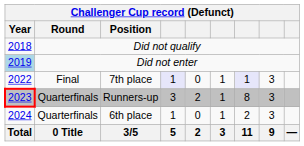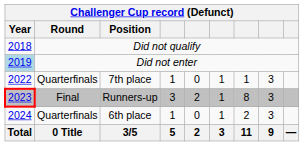(68, 80) Final -> (67, 80) Quarterfinals
(173, 80) lavender background -> (172, 80) no background
(247, 80) lavender background -> (246, 80) no background
(68, 97) Quarterfinals -> (68, 97) Final
